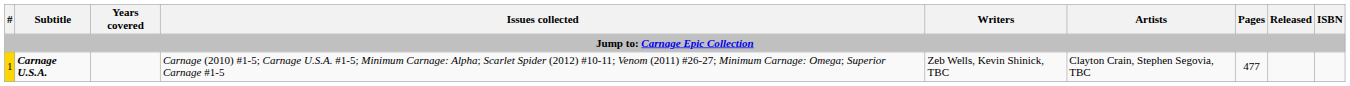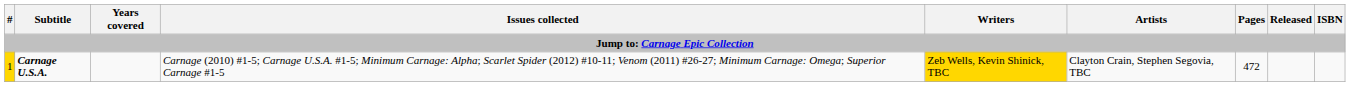(986, 66) no background -> (986, 66) gold background
(1251, 66) 477 -> (1251, 66) 472
